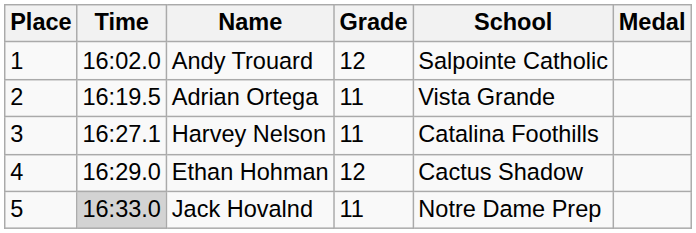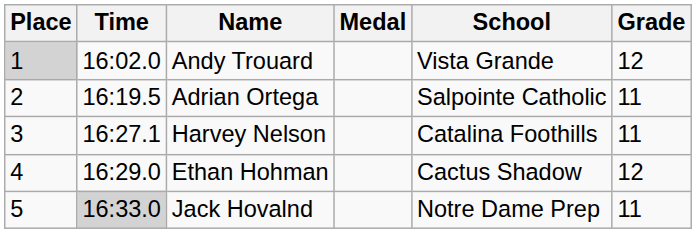columns swapped: (374, 23) <-> (652, 23)
(17, 60) no background -> (17, 60) lightgrey background
(513, 60) Salpointe Catholic -> (485, 60) Vista Grande
(487, 97) Vista Grande -> (512, 97) Salpointe Catholic
